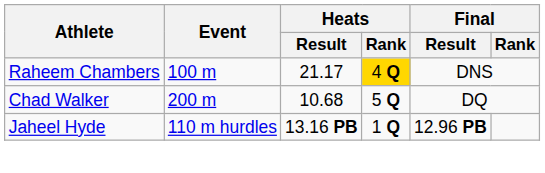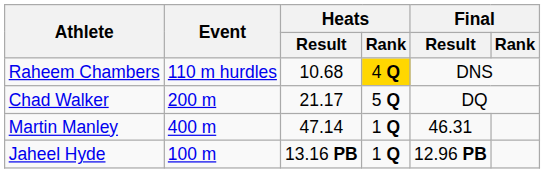(192, 72) 100 m -> (222, 72) 110 m hurdles
(321, 72) 21.17 -> (321, 72) 10.68
(321, 100) 10.68 -> (321, 100) 21.17
+ row: (63, 127)
(222, 127) 110 m hurdles -> (192, 155) 100 m
